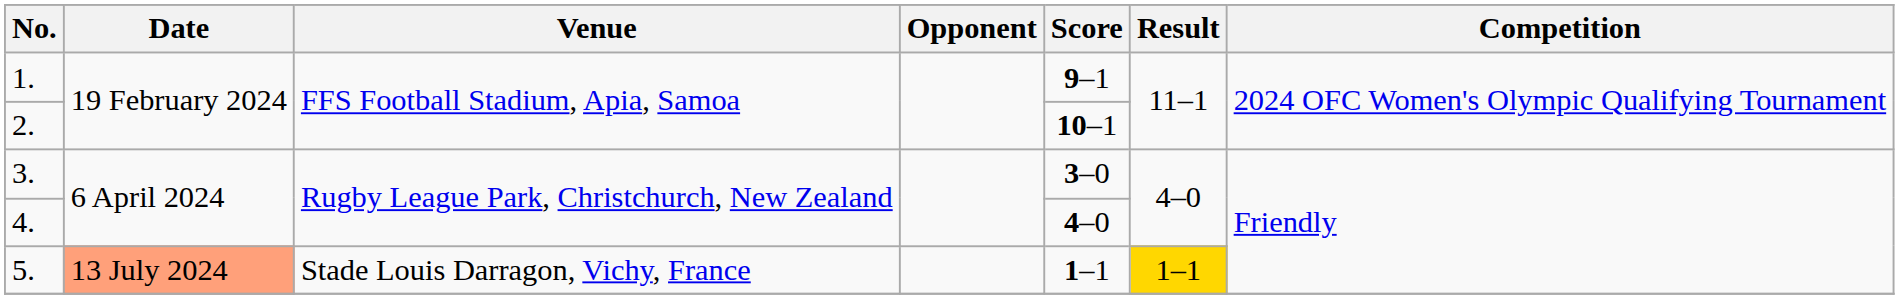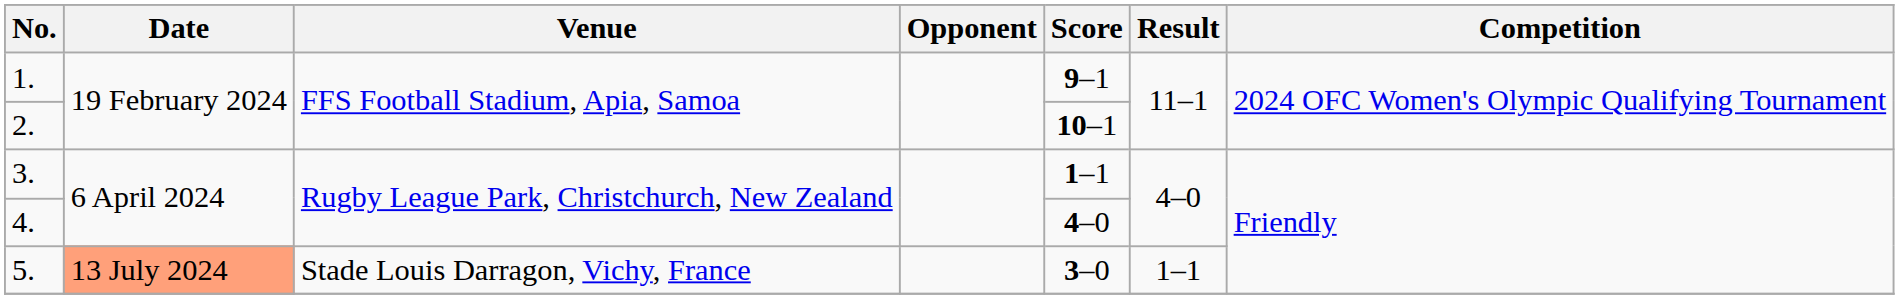(1087, 173) 3–0 -> (1087, 173) 1–1
(1087, 269) 1–1 -> (1087, 269) 3–0
(1178, 269) gold background -> (1178, 269) no background
